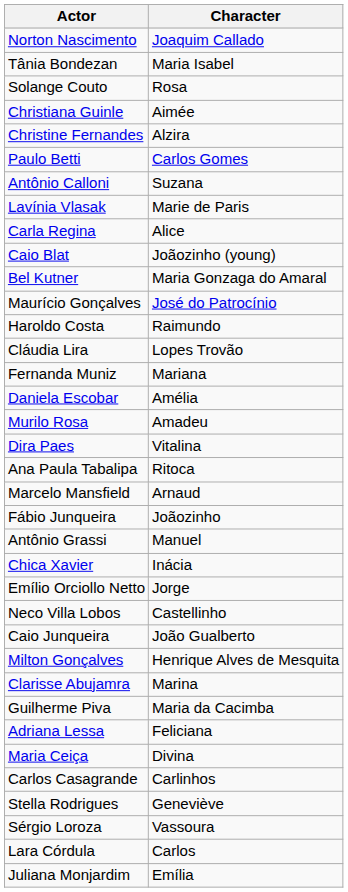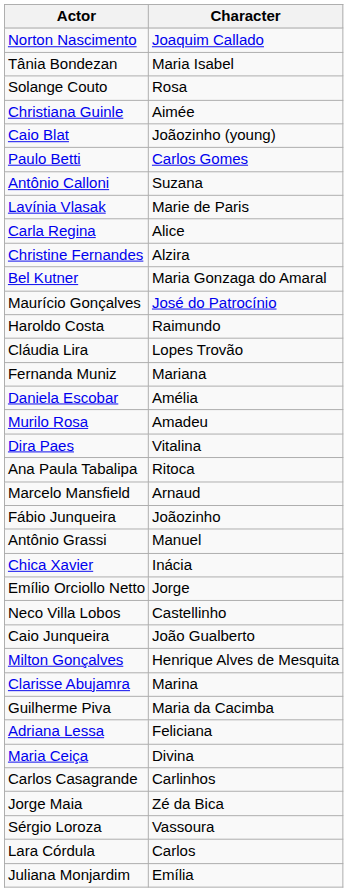rows swapped: (38, 254) <-> (76, 135)
- row: (63, 803)
+ row: (45, 803)
